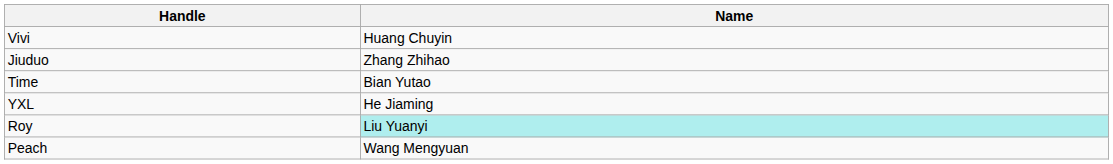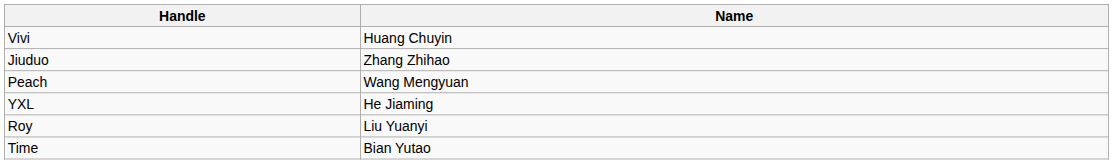rows swapped: (28, 149) <-> (23, 82)
(396, 126) paleturquoise background -> (396, 126) no background
